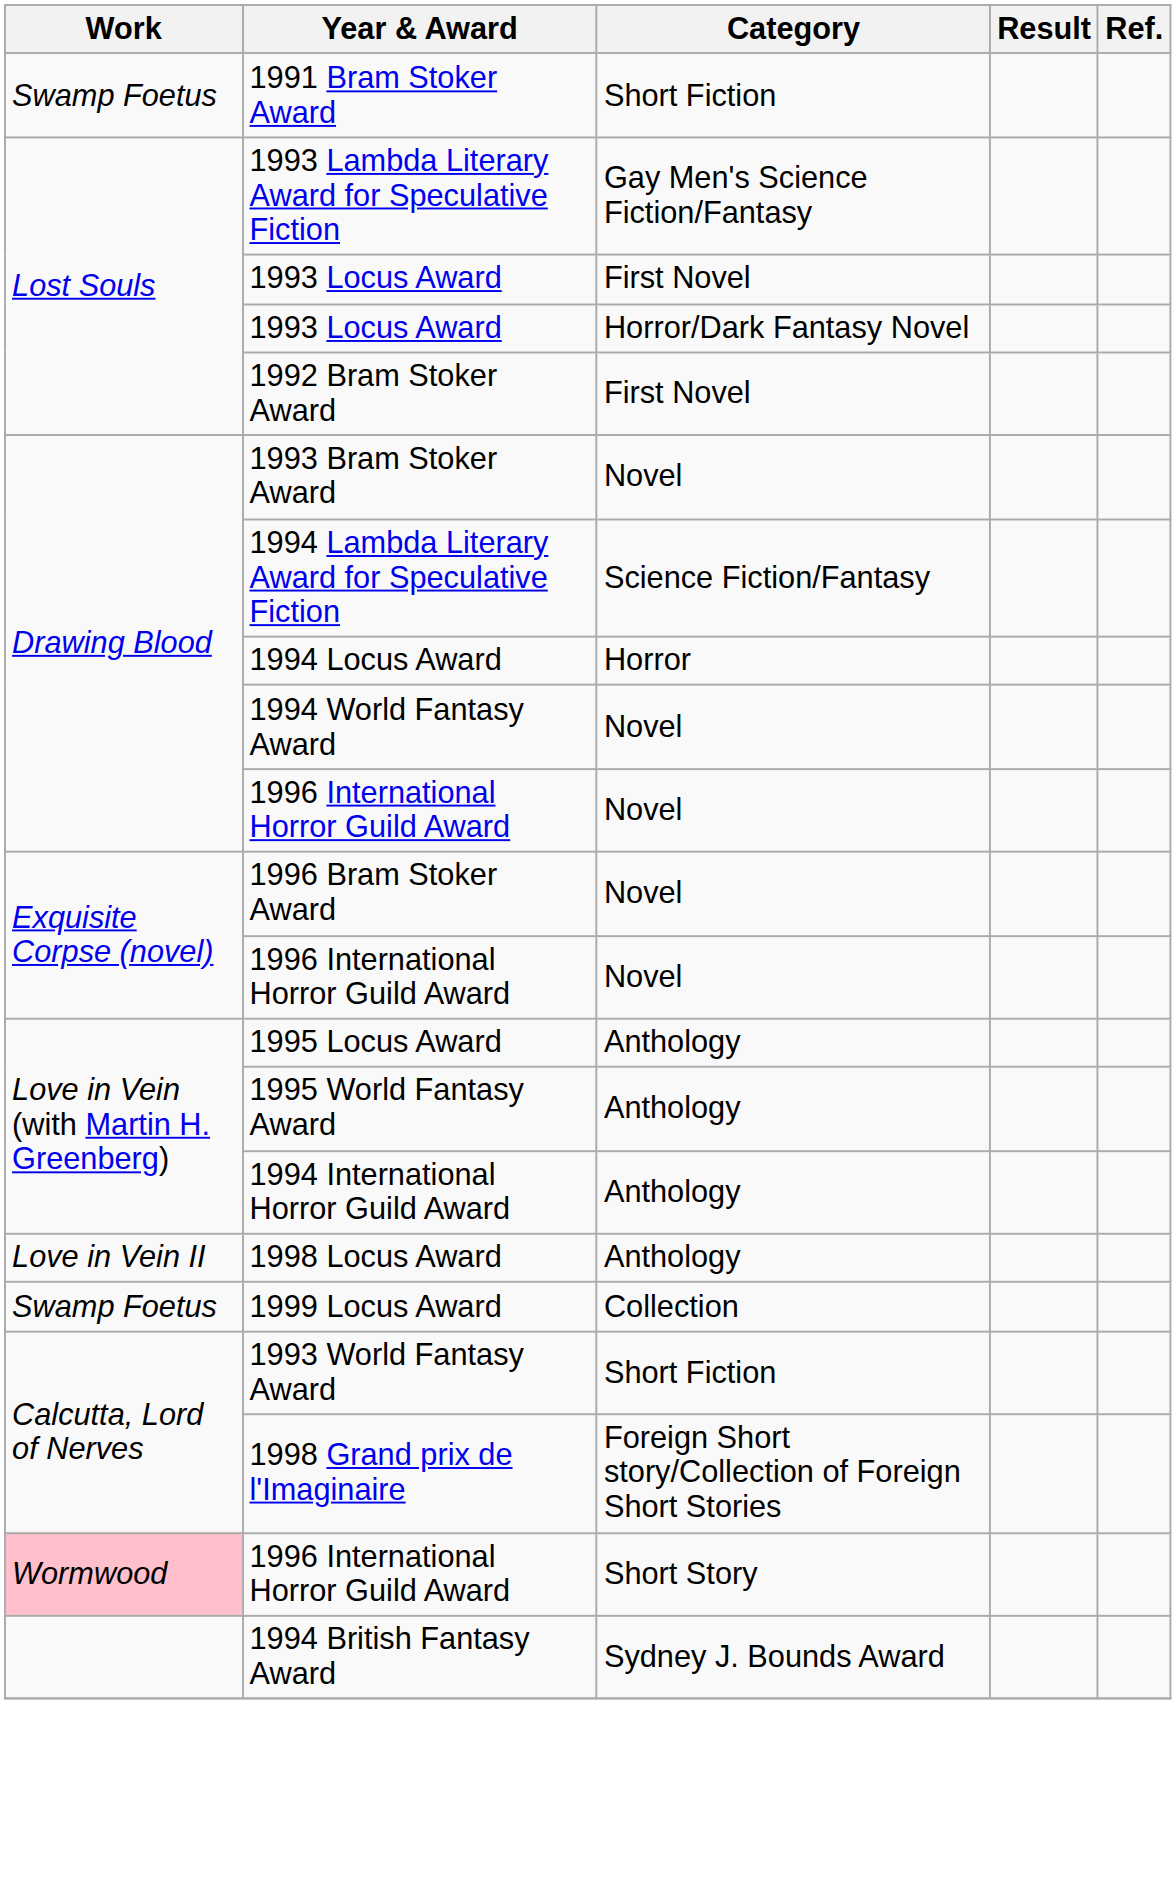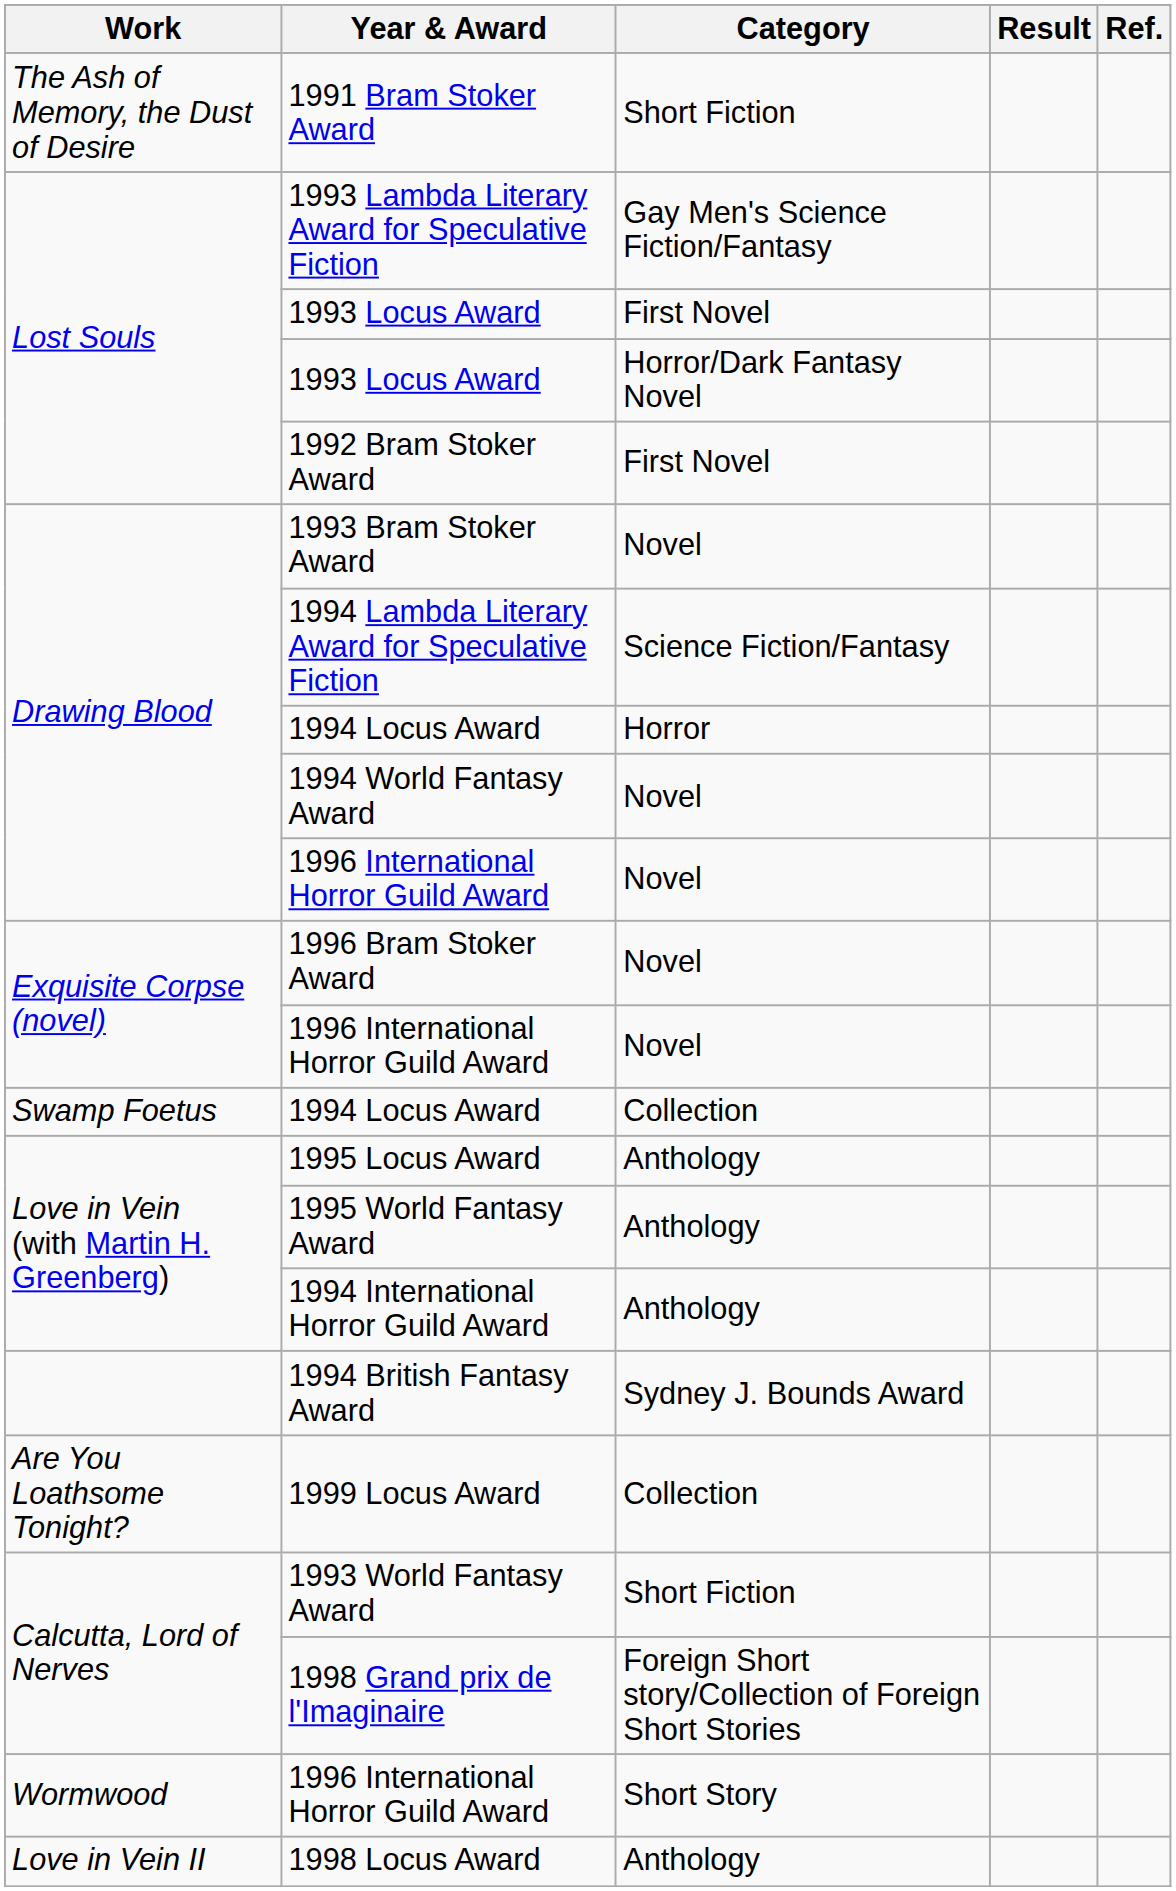(114, 94) Swamp Foetus -> (132, 112) The Ash of Memory, the Dust of Desire
+ row: (415, 1111)
rows swapped: (376, 1257) <-> (390, 1656)
(114, 1306) Swamp Foetus -> (88, 1493) Are You Loathsome Tonight?
(90, 1573) pink background -> (90, 1795) no background
